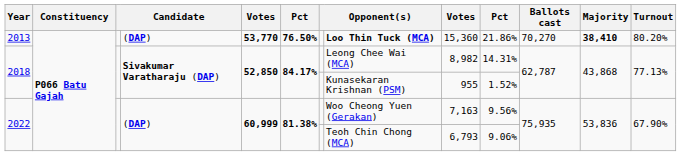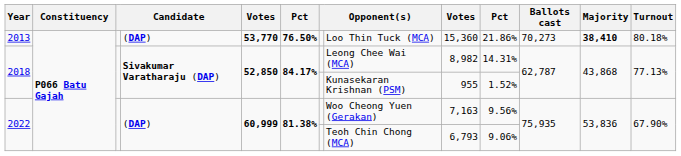(380, 38) bold -> (380, 38) normal
(539, 38) 70,270 -> (539, 38) 70,273
(650, 38) 80.20% -> (650, 38) 80.18%
